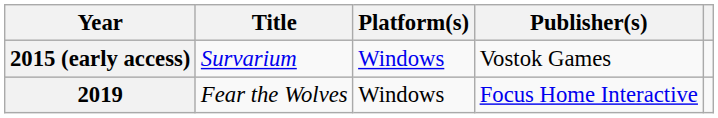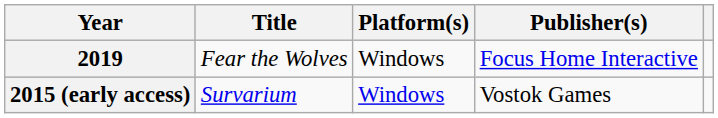rows swapped: (100, 58) <-> (100, 94)
